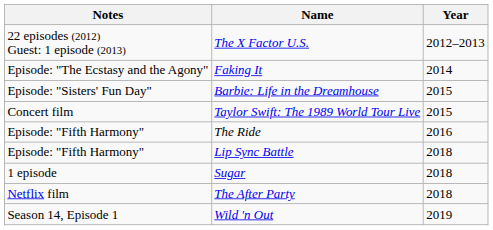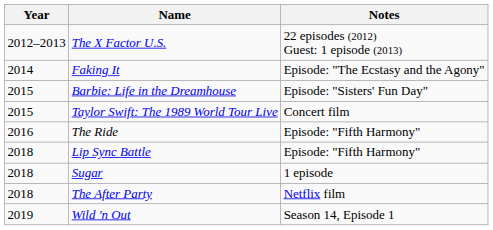columns swapped: (455, 14) <-> (108, 14)
